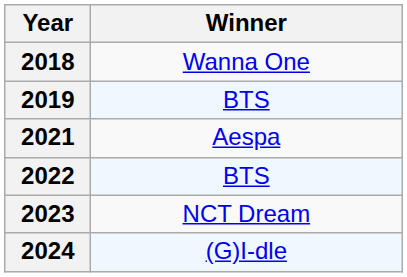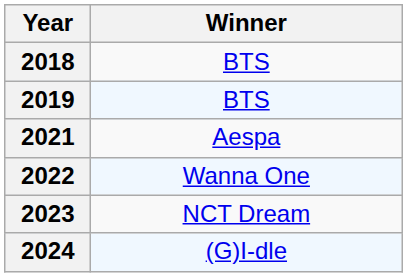(246, 61) Wanna One -> (246, 61) BTS
(246, 175) BTS -> (246, 175) Wanna One
